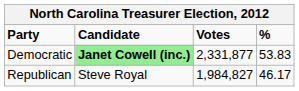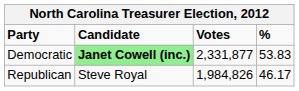(225, 75) 1,984,827 -> (225, 75) 1,984,826
